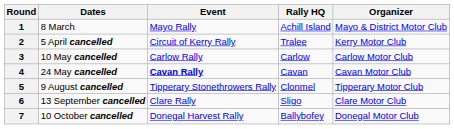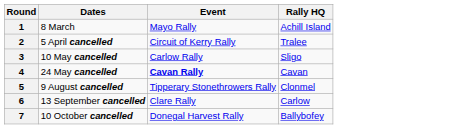- column: (391, 12)
(295, 57) Carlow -> (291, 57) Sligo
(291, 101) Sligo -> (295, 101) Carlow
